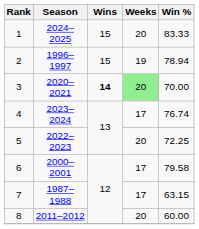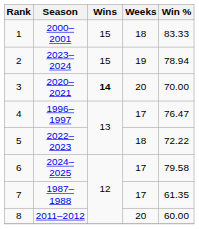(60, 33) 2024–2025 -> (60, 33) 2000–2001
(141, 33) 20 -> (141, 33) 18
(60, 60) 1996–1997 -> (60, 60) 2023–2024
(141, 87) lightgreen background -> (141, 87) no background
(60, 114) 2023–2024 -> (60, 114) 1996–1997
(176, 114) 76.74 -> (176, 114) 76.47
(141, 141) 20 -> (141, 141) 18
(176, 141) 72.25 -> (176, 141) 72.22
(60, 168) 2000–2001 -> (60, 168) 2024–2025
(176, 195) 63.15 -> (176, 195) 61.35
